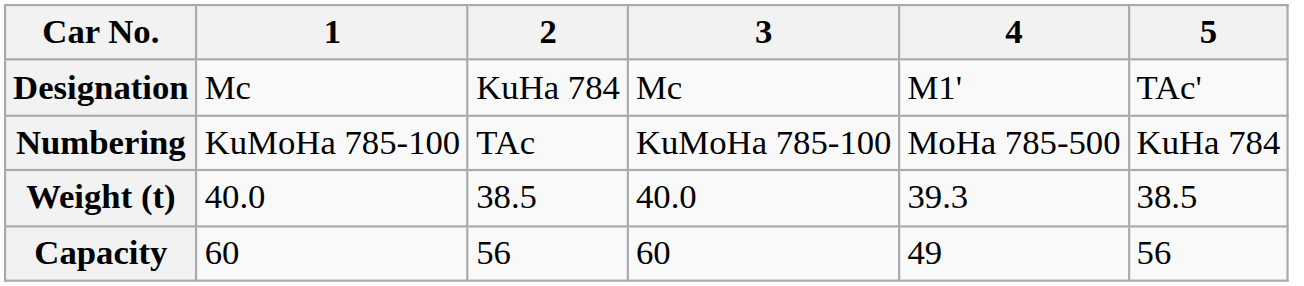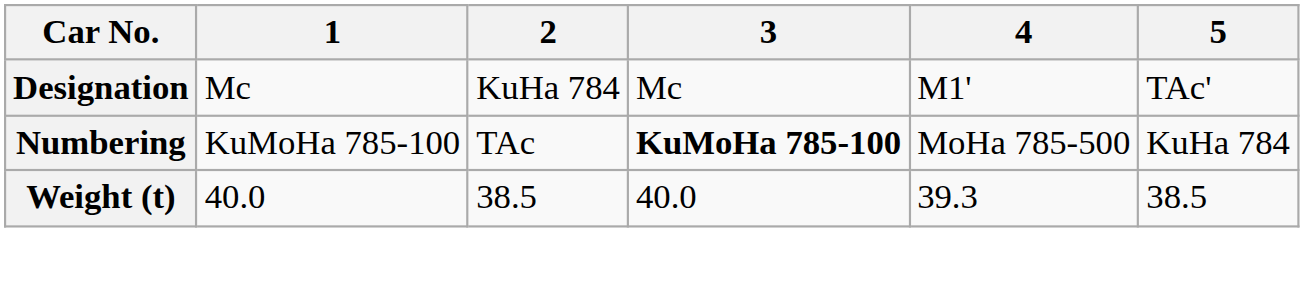(764, 142) normal -> (769, 142) bold
- row: (101, 252)
